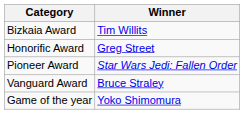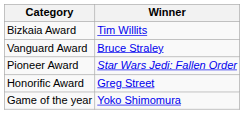rows swapped: (47, 83) <-> (45, 48)
